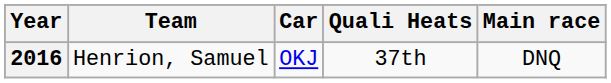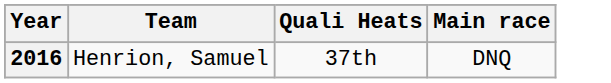- column: (299, 23)
